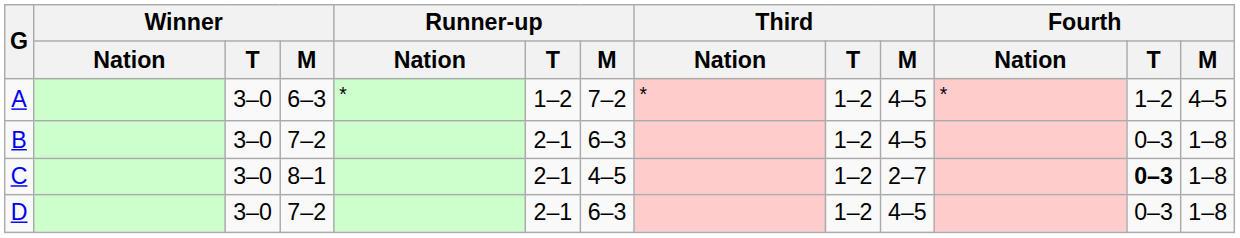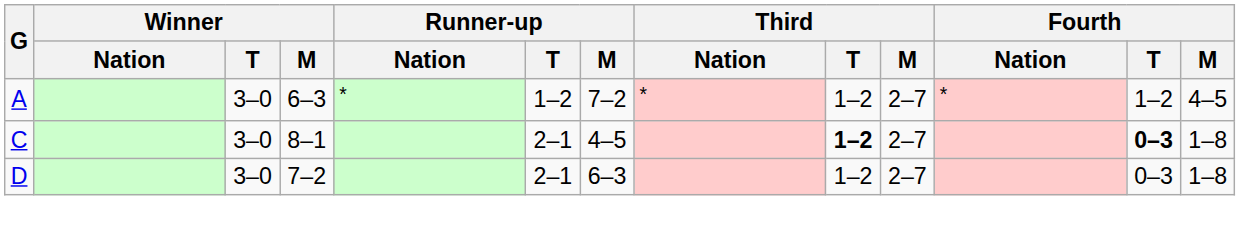(907, 99) 4–5 -> (907, 99) 2–7
- row: (19, 139)
(853, 176) normal -> (853, 139) bold
(907, 213) 4–5 -> (907, 176) 2–7
